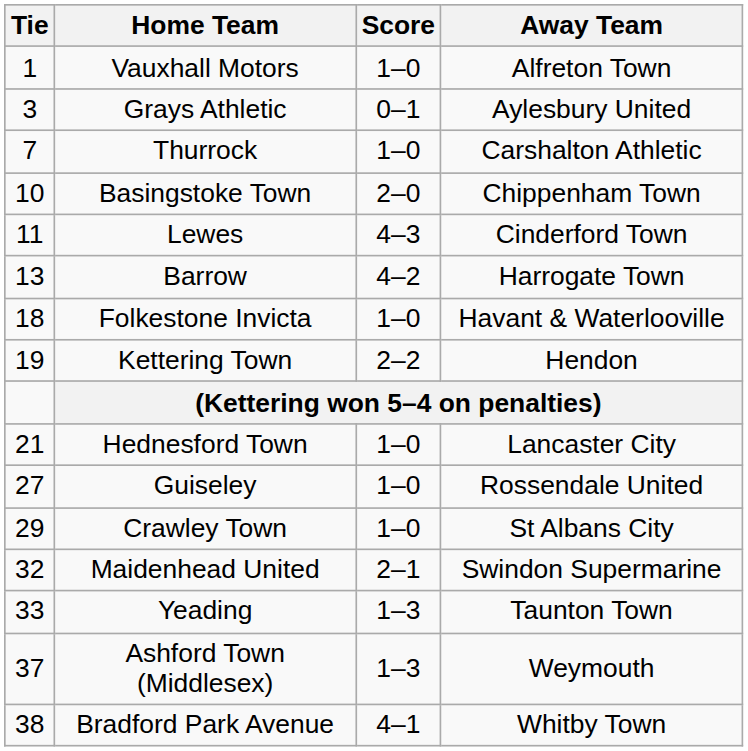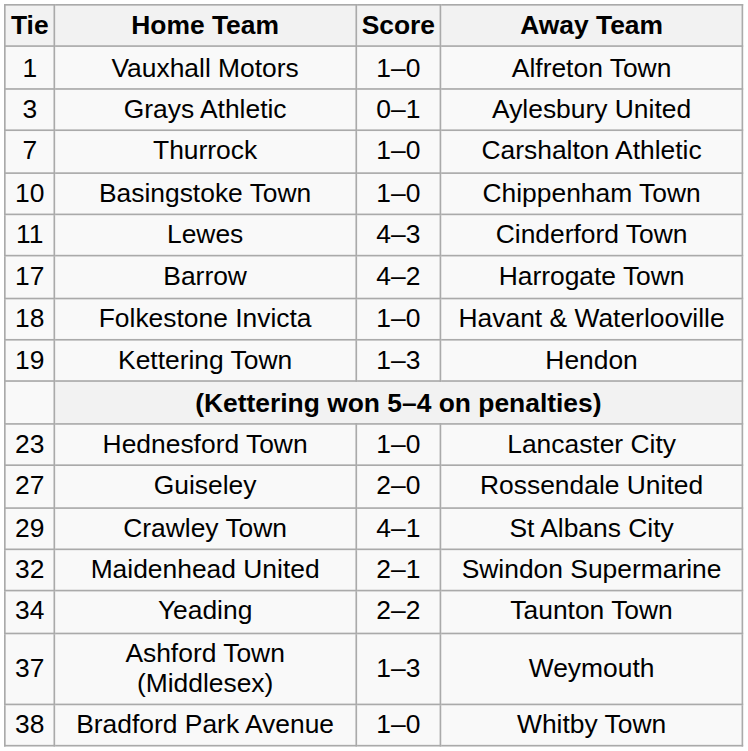(398, 192) 2–0 -> (398, 192) 1–0
(30, 276) 13 -> (30, 276) 17
(398, 360) 2–2 -> (398, 360) 1–3
(30, 444) 21 -> (30, 444) 23
(398, 485) 1–0 -> (398, 485) 2–0
(398, 527) 1–0 -> (398, 527) 4–1
(30, 611) 33 -> (30, 611) 34
(398, 611) 1–3 -> (398, 611) 2–2
(398, 725) 4–1 -> (398, 725) 1–0
